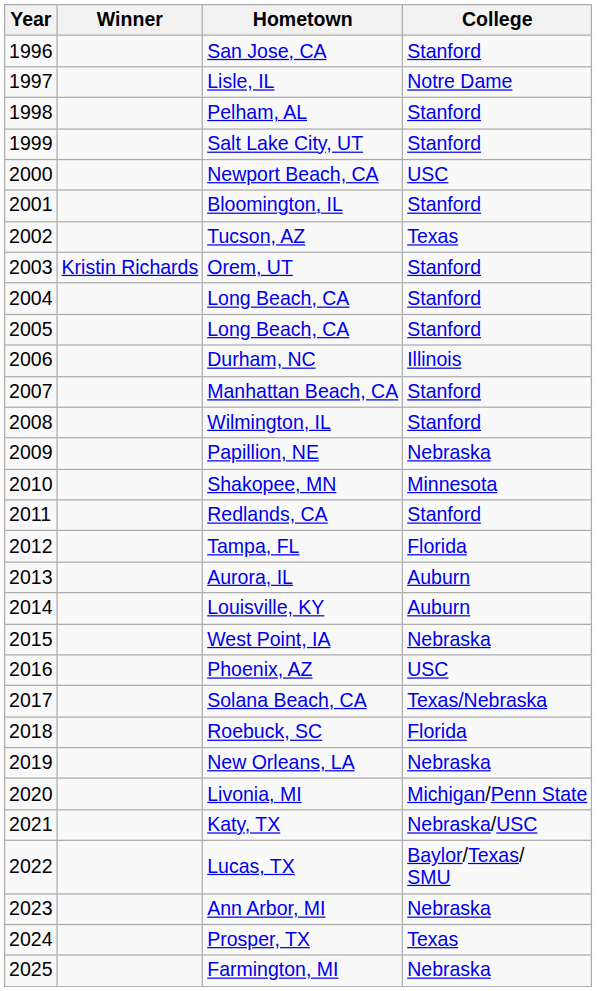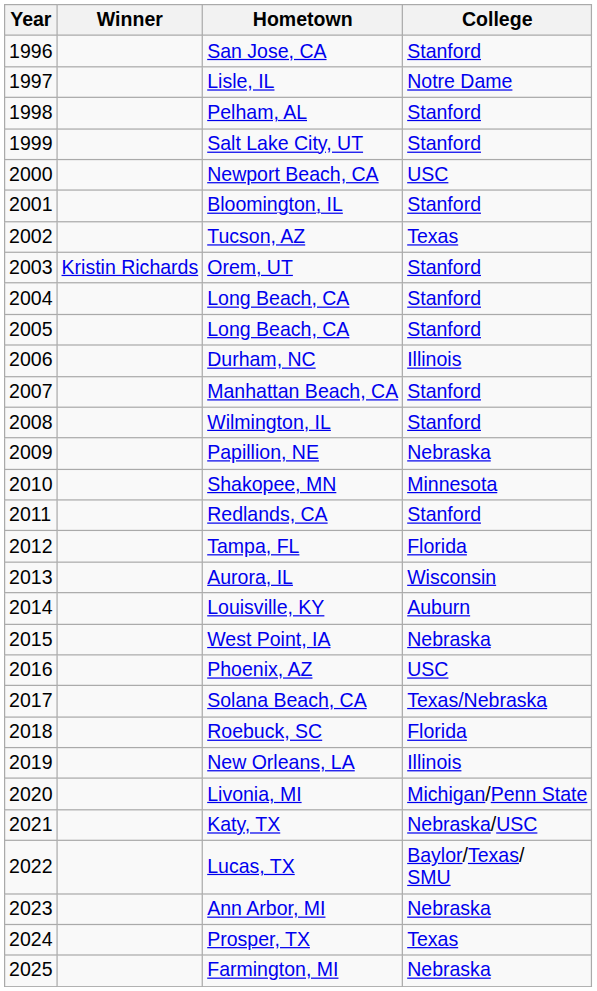(439, 577) Auburn -> (452, 577) Wisconsin
(449, 762) Nebraska -> (434, 762) Illinois
